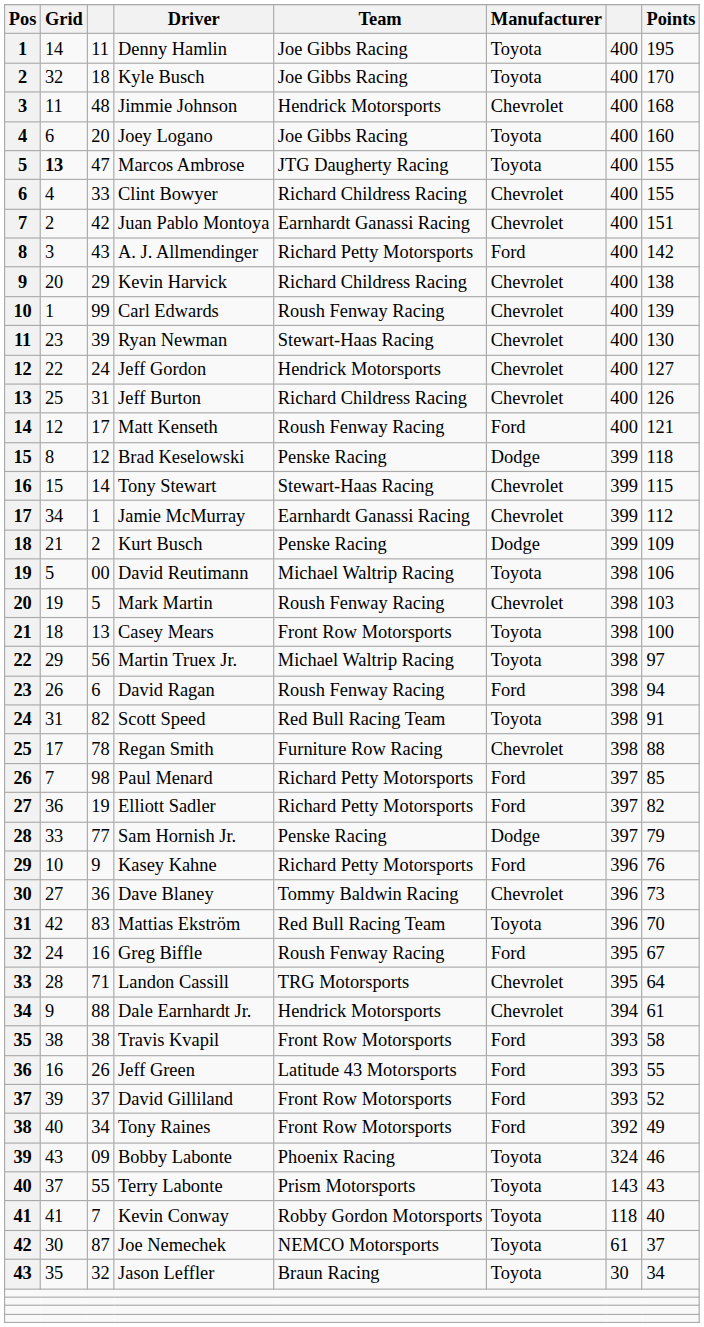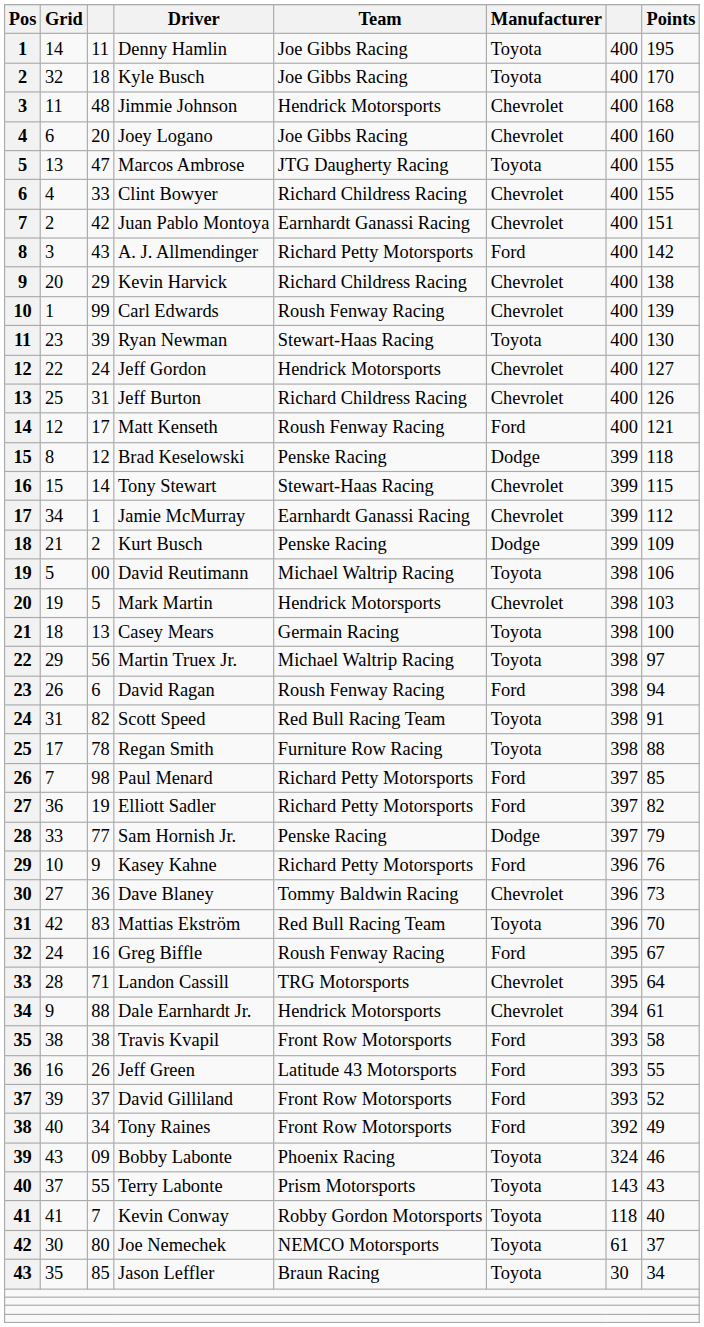(516, 135) Toyota -> (527, 135) Chevrolet
(54, 164) bold -> (54, 164) normal
(527, 340) Chevrolet -> (516, 340) Toyota
(361, 602) Roush Fenway Racing -> (359, 602) Hendrick Motorsports
(365, 631) Front Row Motorsports -> (338, 631) Germain Racing
(527, 748) Chevrolet -> (516, 748) Toyota
(100, 1244) 87 -> (100, 1244) 80
(100, 1273) 32 -> (100, 1273) 85
